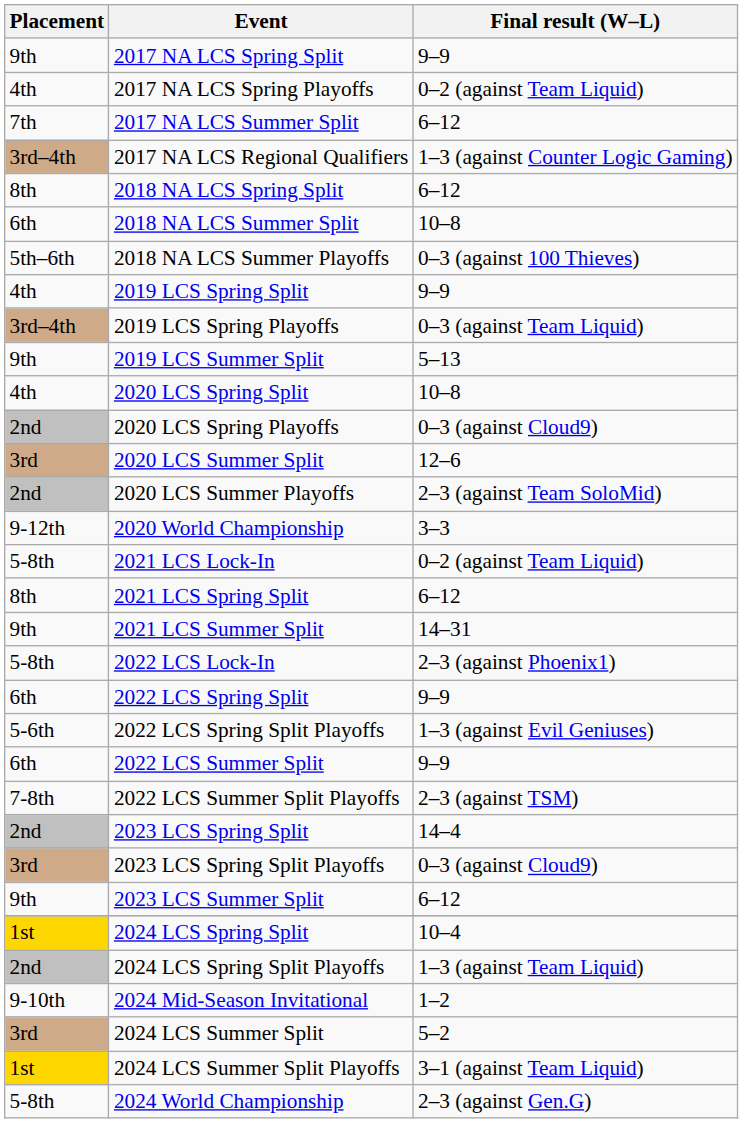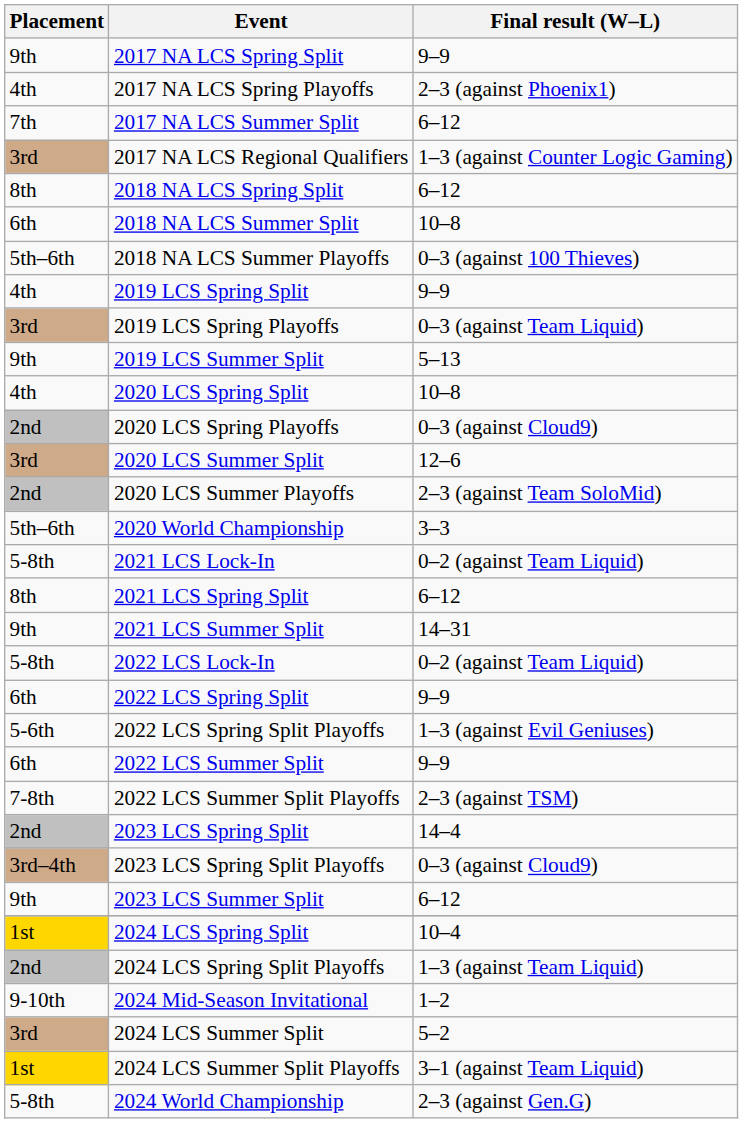(531, 88) 0–2 (against Team Liquid) -> (517, 88) 2–3 (against Phoenix1)
(43, 156) 3rd–4th -> (24, 156) 3rd
(43, 325) 3rd–4th -> (24, 325) 3rd
(37, 527) 9-12th -> (42, 527) 5th–6th
(517, 662) 2–3 (against Phoenix1) -> (531, 662) 0–2 (against Team Liquid)
(24, 865) 3rd -> (43, 865) 3rd–4th
